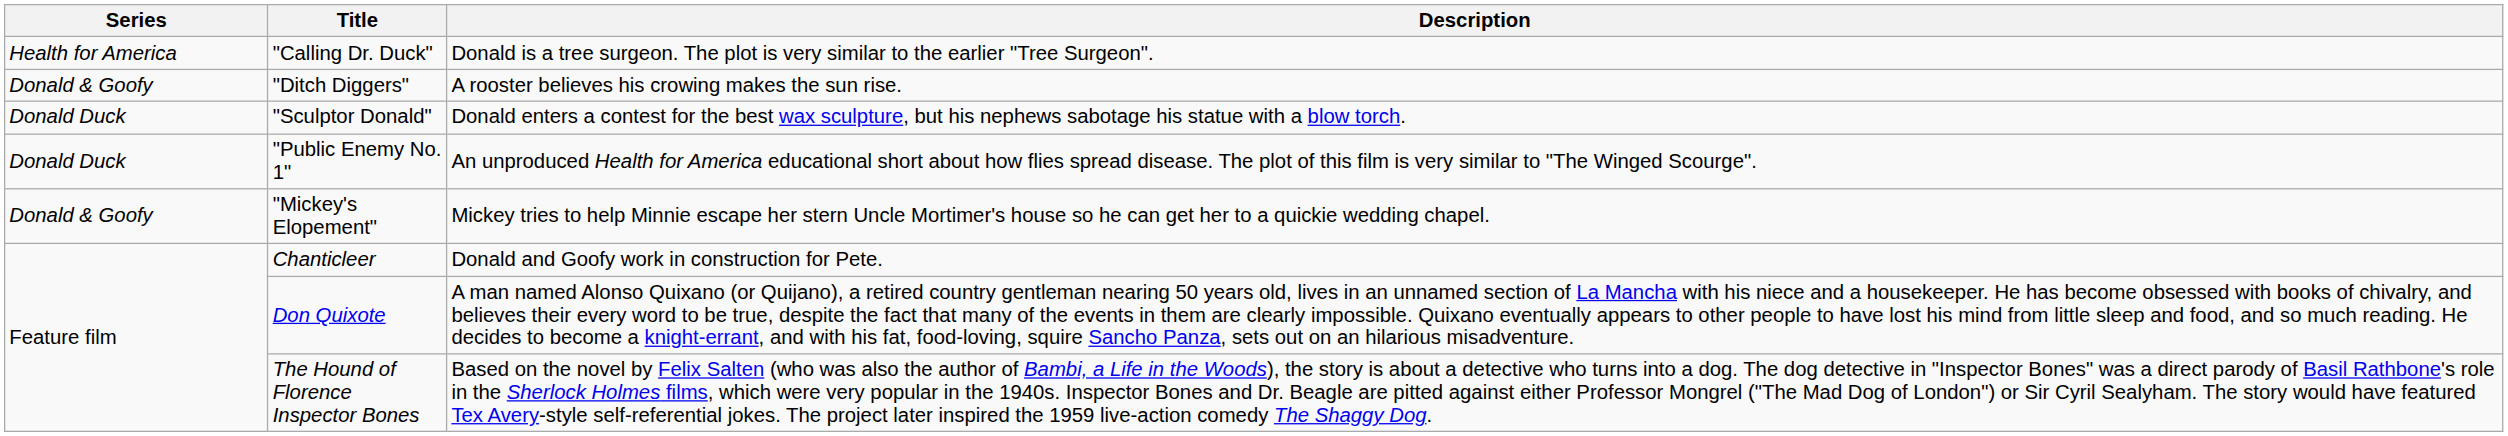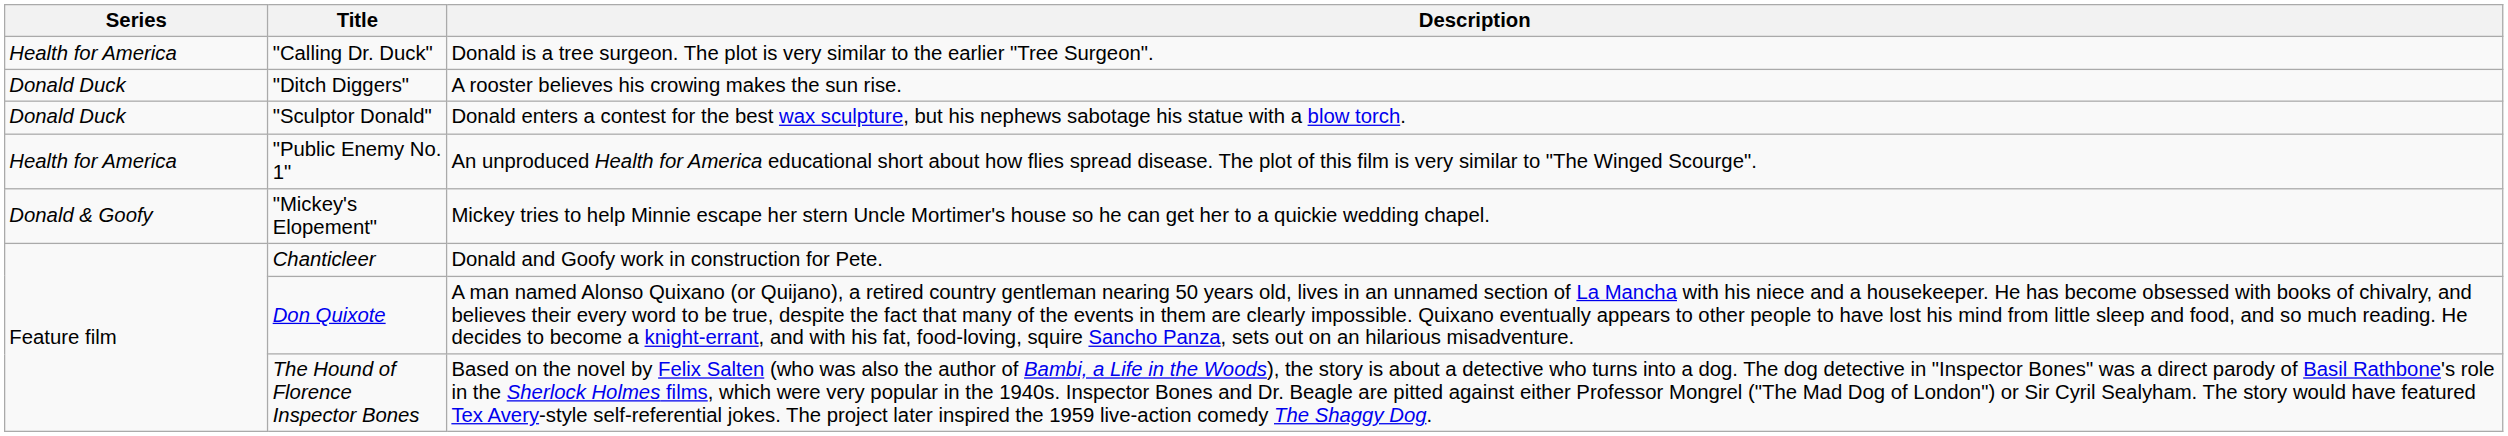(81, 85) Donald & Goofy -> (67, 85) Donald Duck
(67, 160) Donald Duck -> (93, 160) Health for America
